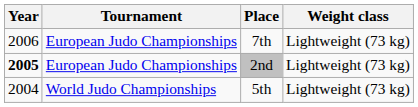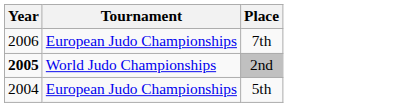- column: (348, 16)
(141, 65) European Judo Championships -> (131, 65) World Judo Championships
(131, 89) World Judo Championships -> (141, 89) European Judo Championships
